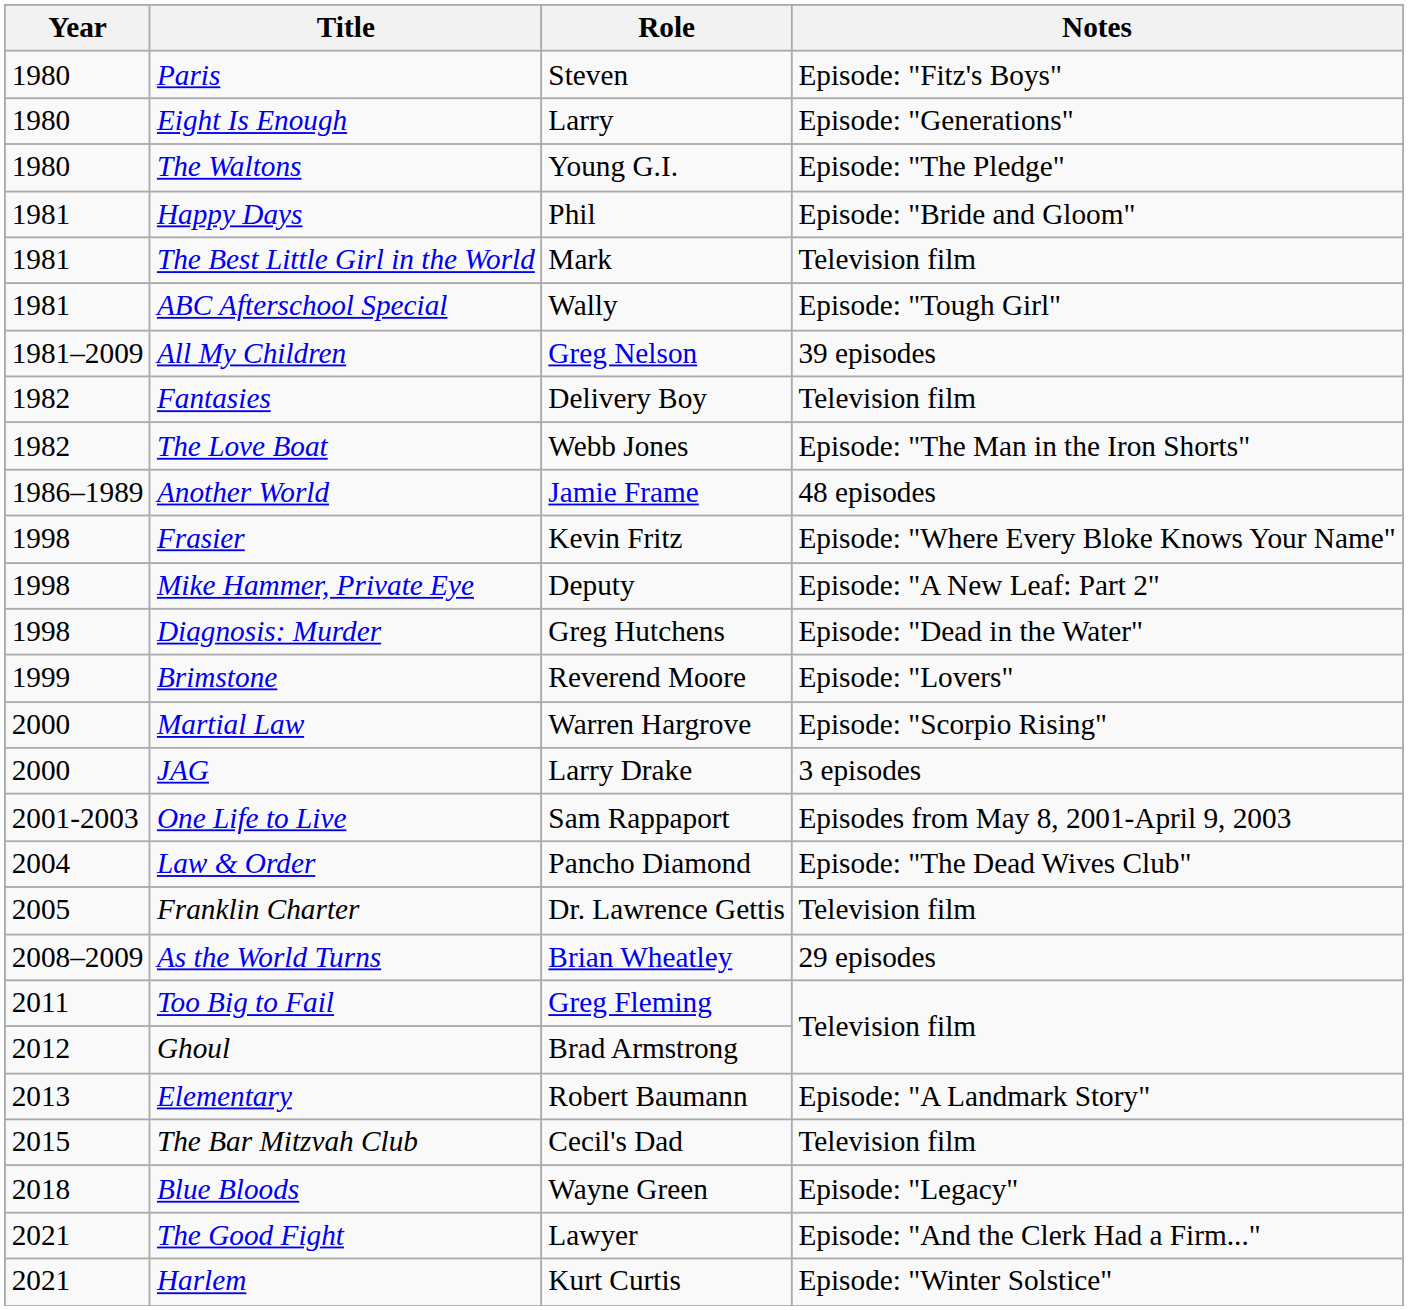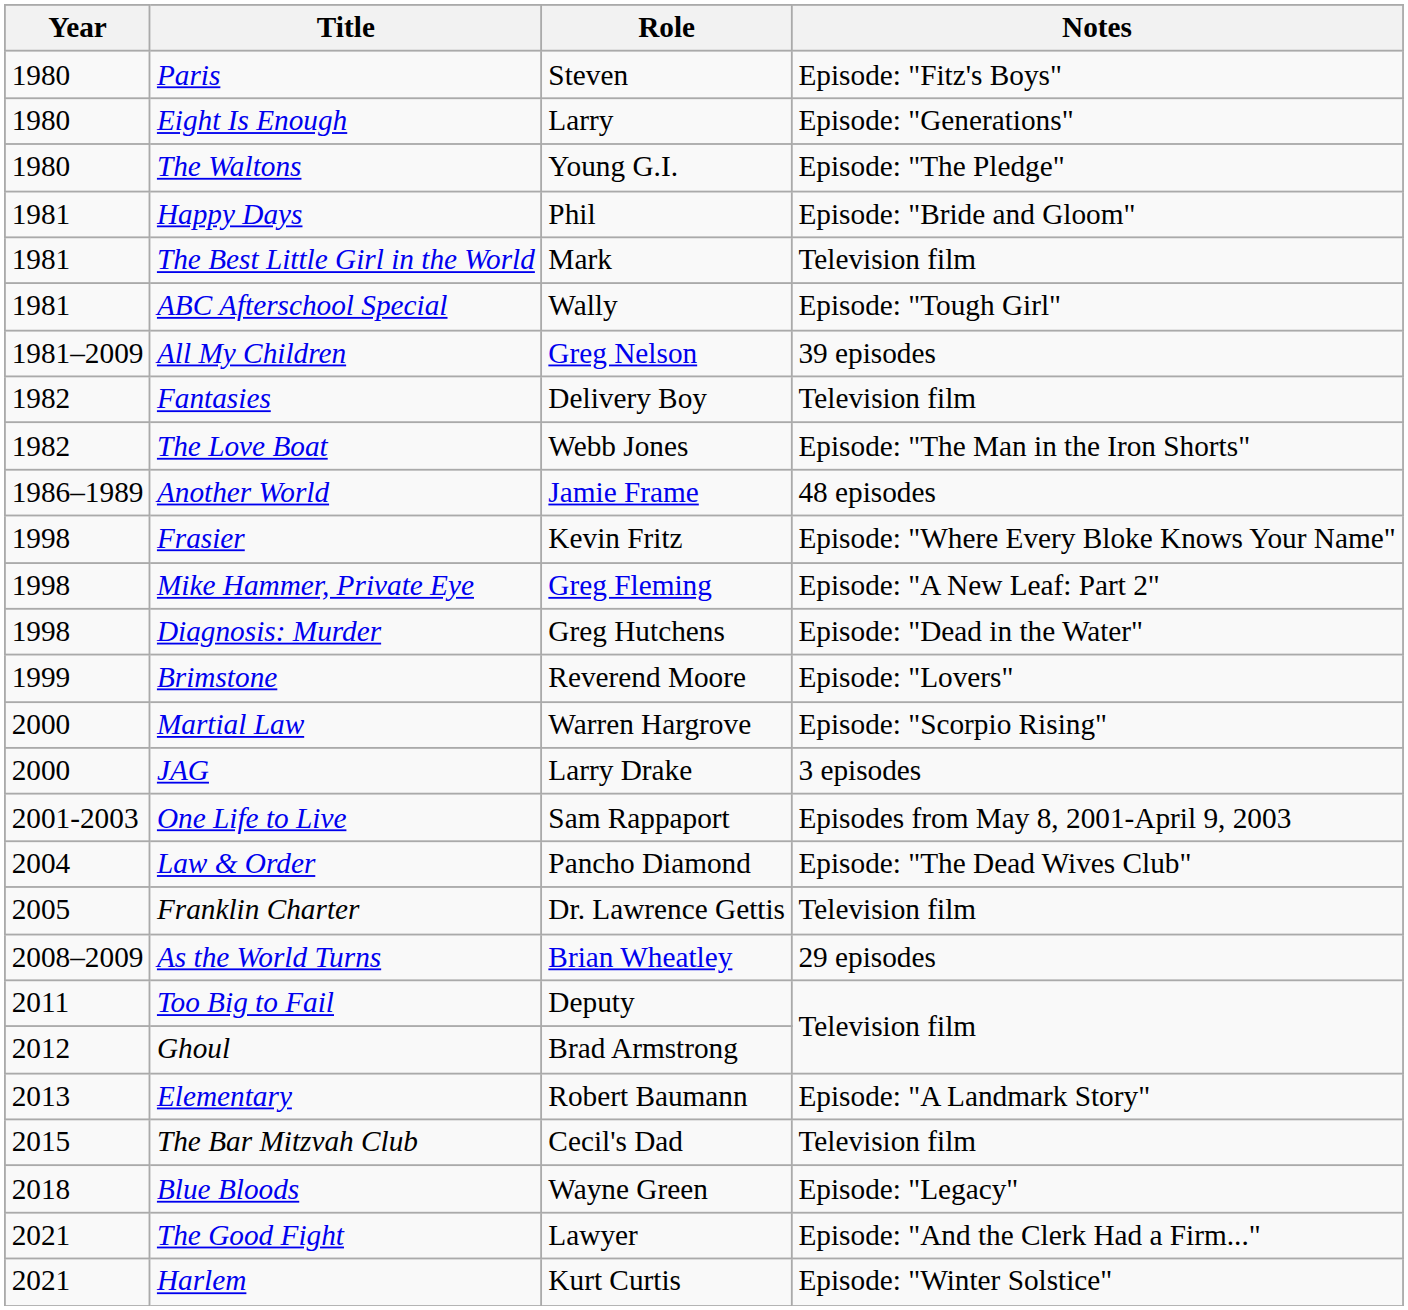(591, 584) Deputy -> (630, 584) Greg Fleming
(630, 1002) Greg Fleming -> (591, 1002) Deputy
